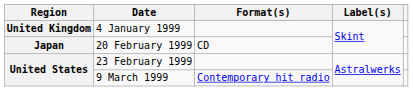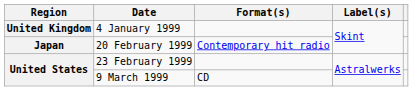(203, 45) CD -> (263, 45) Contemporary hit radio
(263, 78) Contemporary hit radio -> (203, 78) CD
